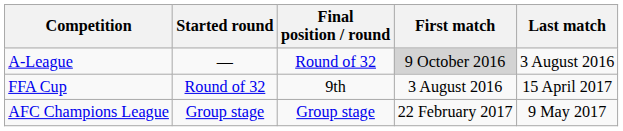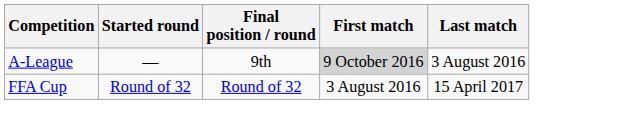(336, 61) Round of 32 -> (261, 61) 9th
(336, 86) 9th -> (261, 86) Round of 32
- row: (89, 112)
